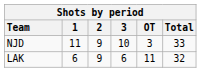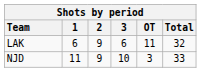rows swapped: (15, 59) <-> (15, 44)
